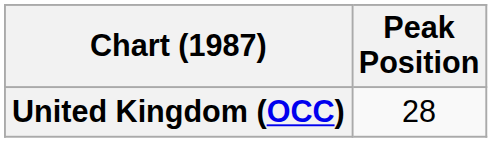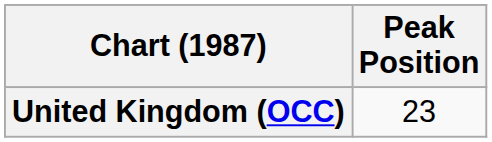(419, 111) 28 -> (419, 111) 23
